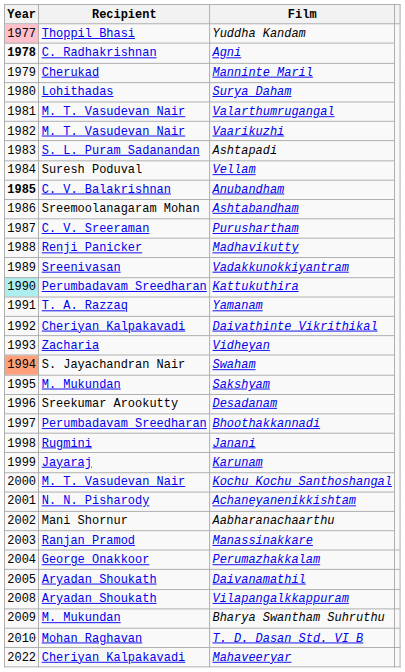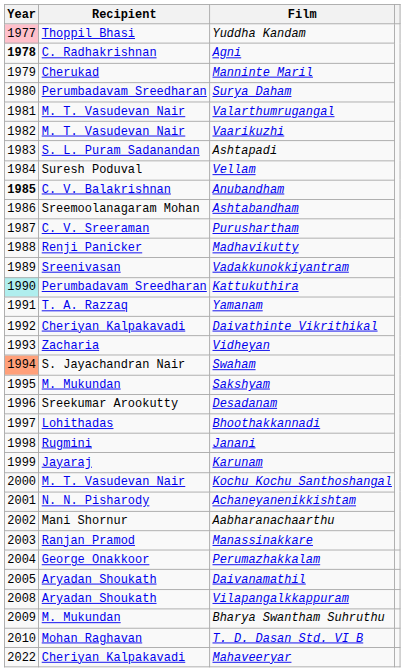(78, 92) Lohithadas -> (124, 92) Perumbadavam Sreedharan
(124, 424) Perumbadavam Sreedharan -> (78, 424) Lohithadas
